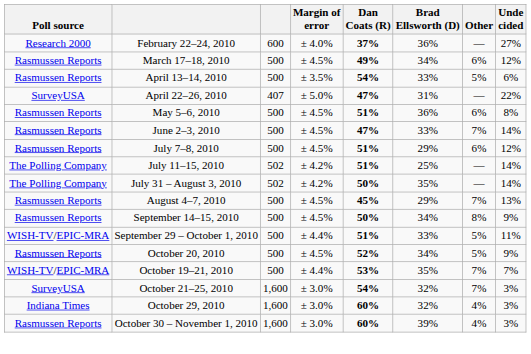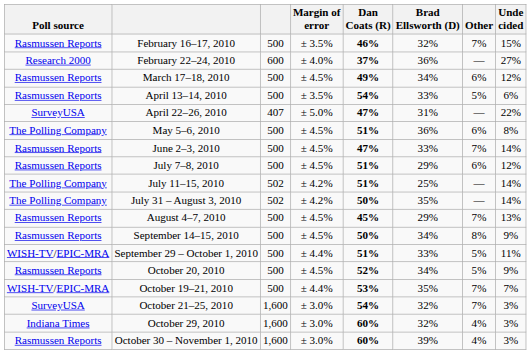+ row: (186, 43)
(58, 113) Rasmussen Reports -> (58, 130) The Polling Company
